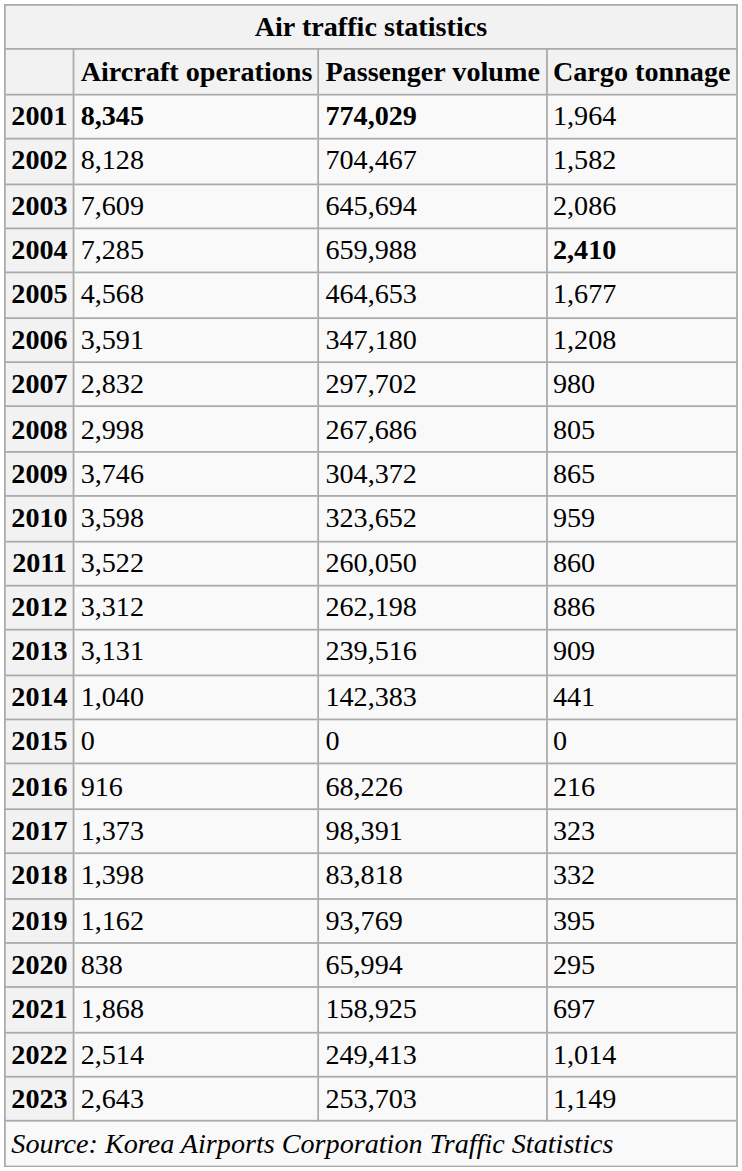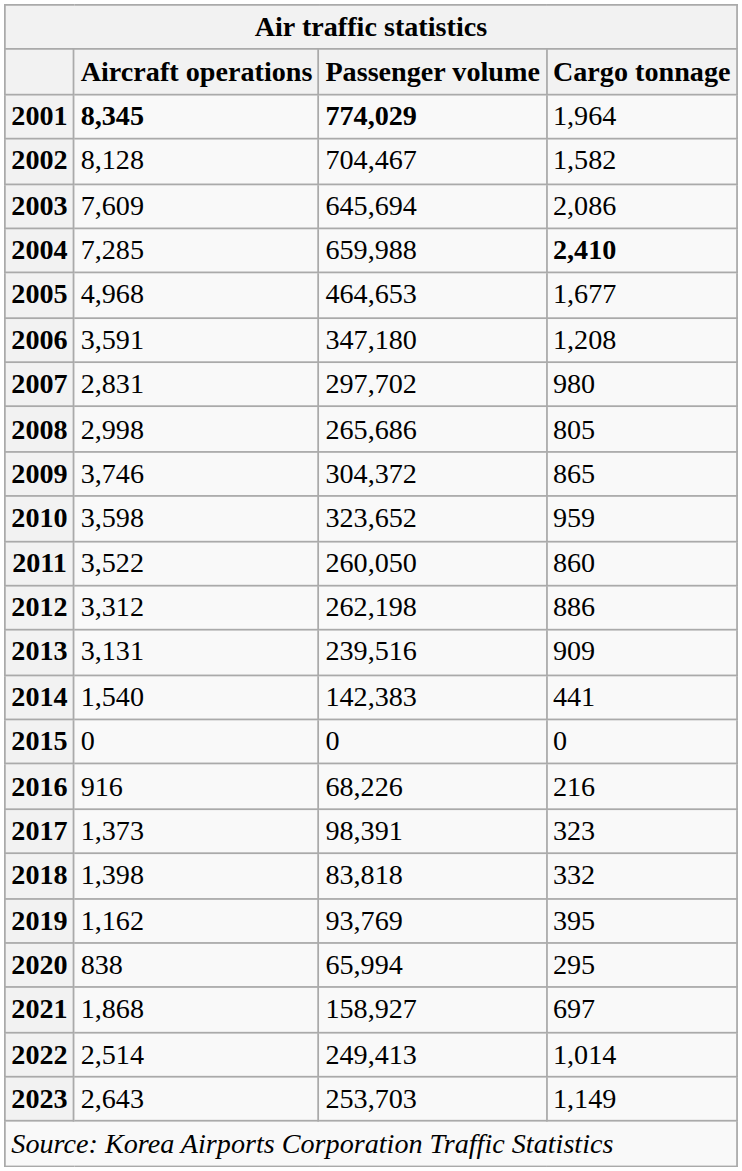(112, 294) 4,568 -> (112, 294) 4,968
(112, 384) 2,832 -> (112, 384) 2,831
(371, 428) 267,686 -> (371, 428) 265,686
(112, 696) 1,040 -> (112, 696) 1,540
(371, 1009) 158,925 -> (371, 1009) 158,927
